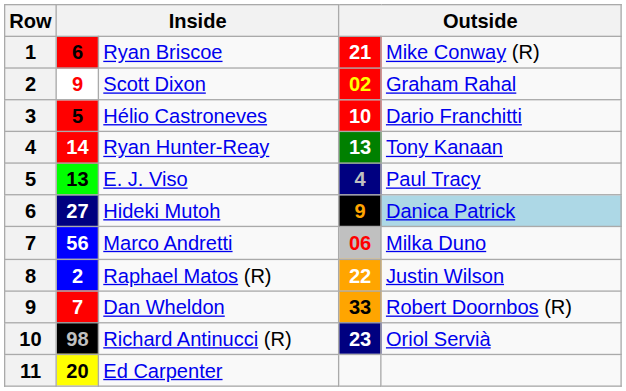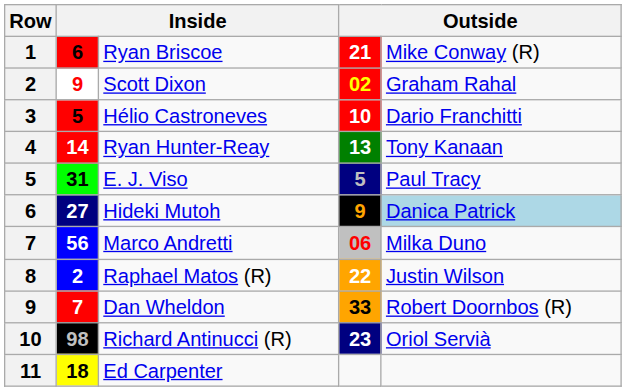(77, 180) 13 -> (77, 180) 31
(360, 180) 4 -> (360, 180) 5
(77, 370) 20 -> (77, 370) 18
